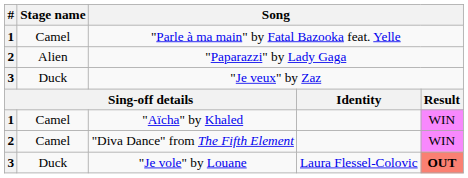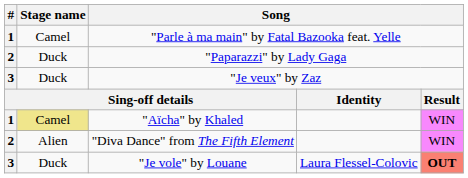(53, 57) Alien -> (53, 57) Duck
(53, 120) no background -> (53, 120) khaki background
(53, 141) Camel -> (53, 141) Alien
